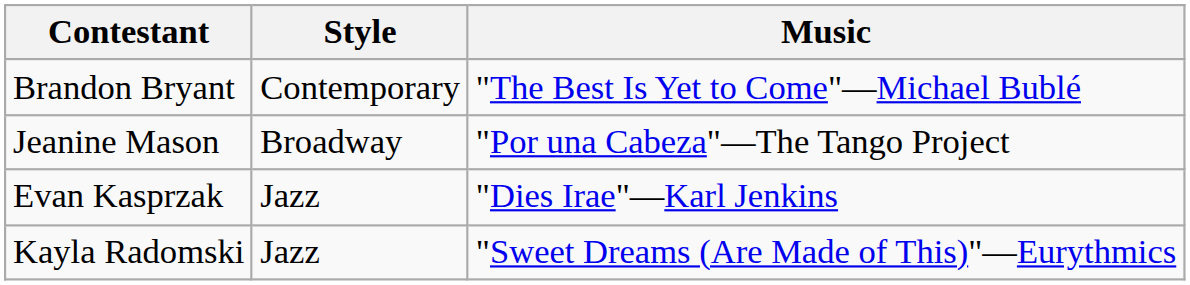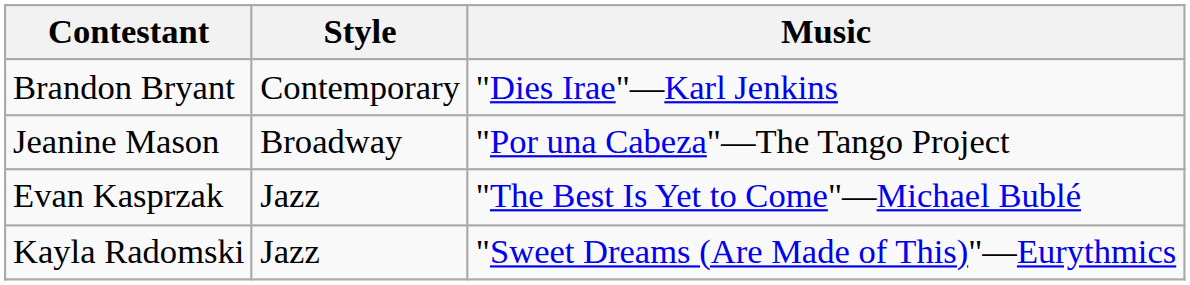(778, 86) "The Best Is Yet to Come"—Michael Bublé -> (657, 86) "Dies Irae"—Karl Jenkins
(657, 196) "Dies Irae"—Karl Jenkins -> (778, 196) "The Best Is Yet to Come"—Michael Bublé
